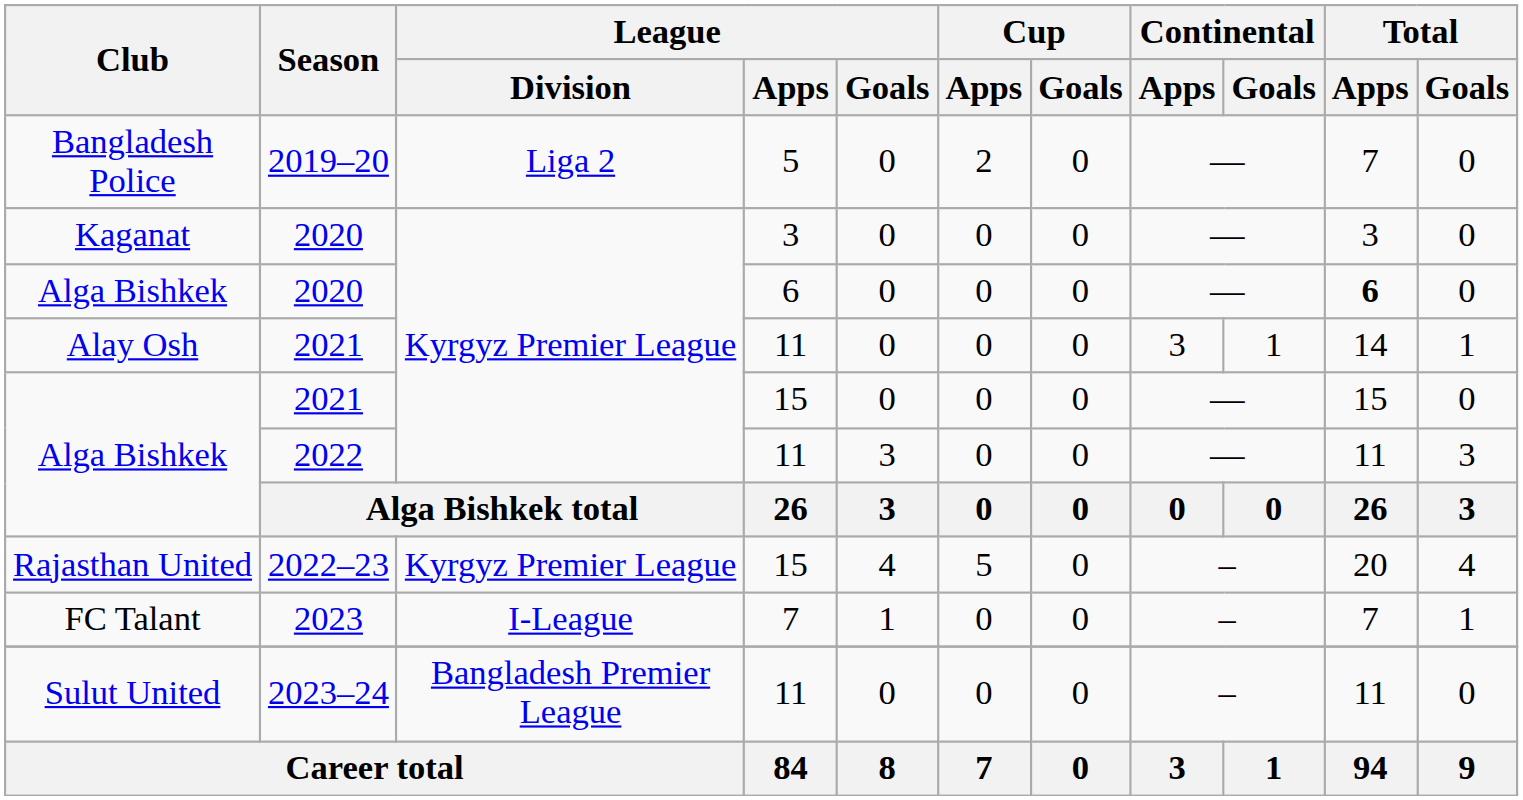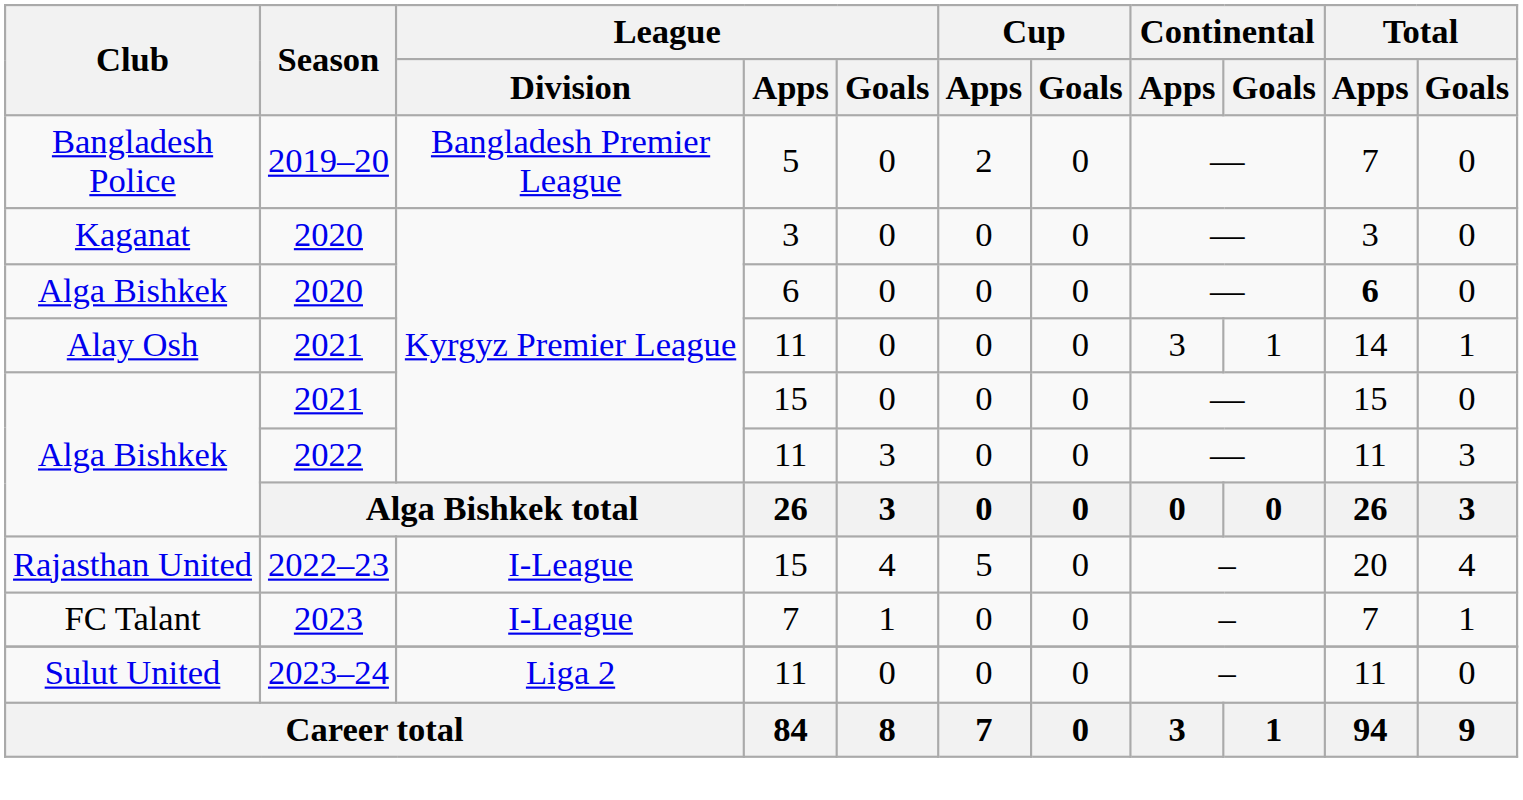(571, 160) Liga 2 -> (571, 160) Bangladesh Premier League
(571, 564) Kyrgyz Premier League -> (571, 564) I-League
(571, 693) Bangladesh Premier League -> (571, 673) Liga 2
